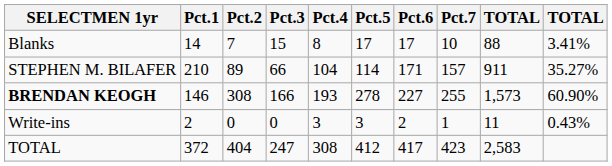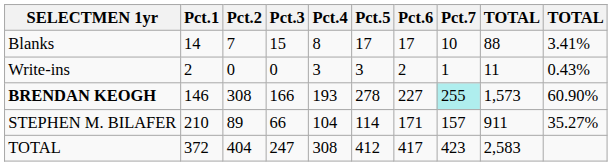rows swapped: (92, 69) <-> (39, 122)
(453, 95) no background -> (453, 95) paleturquoise background
